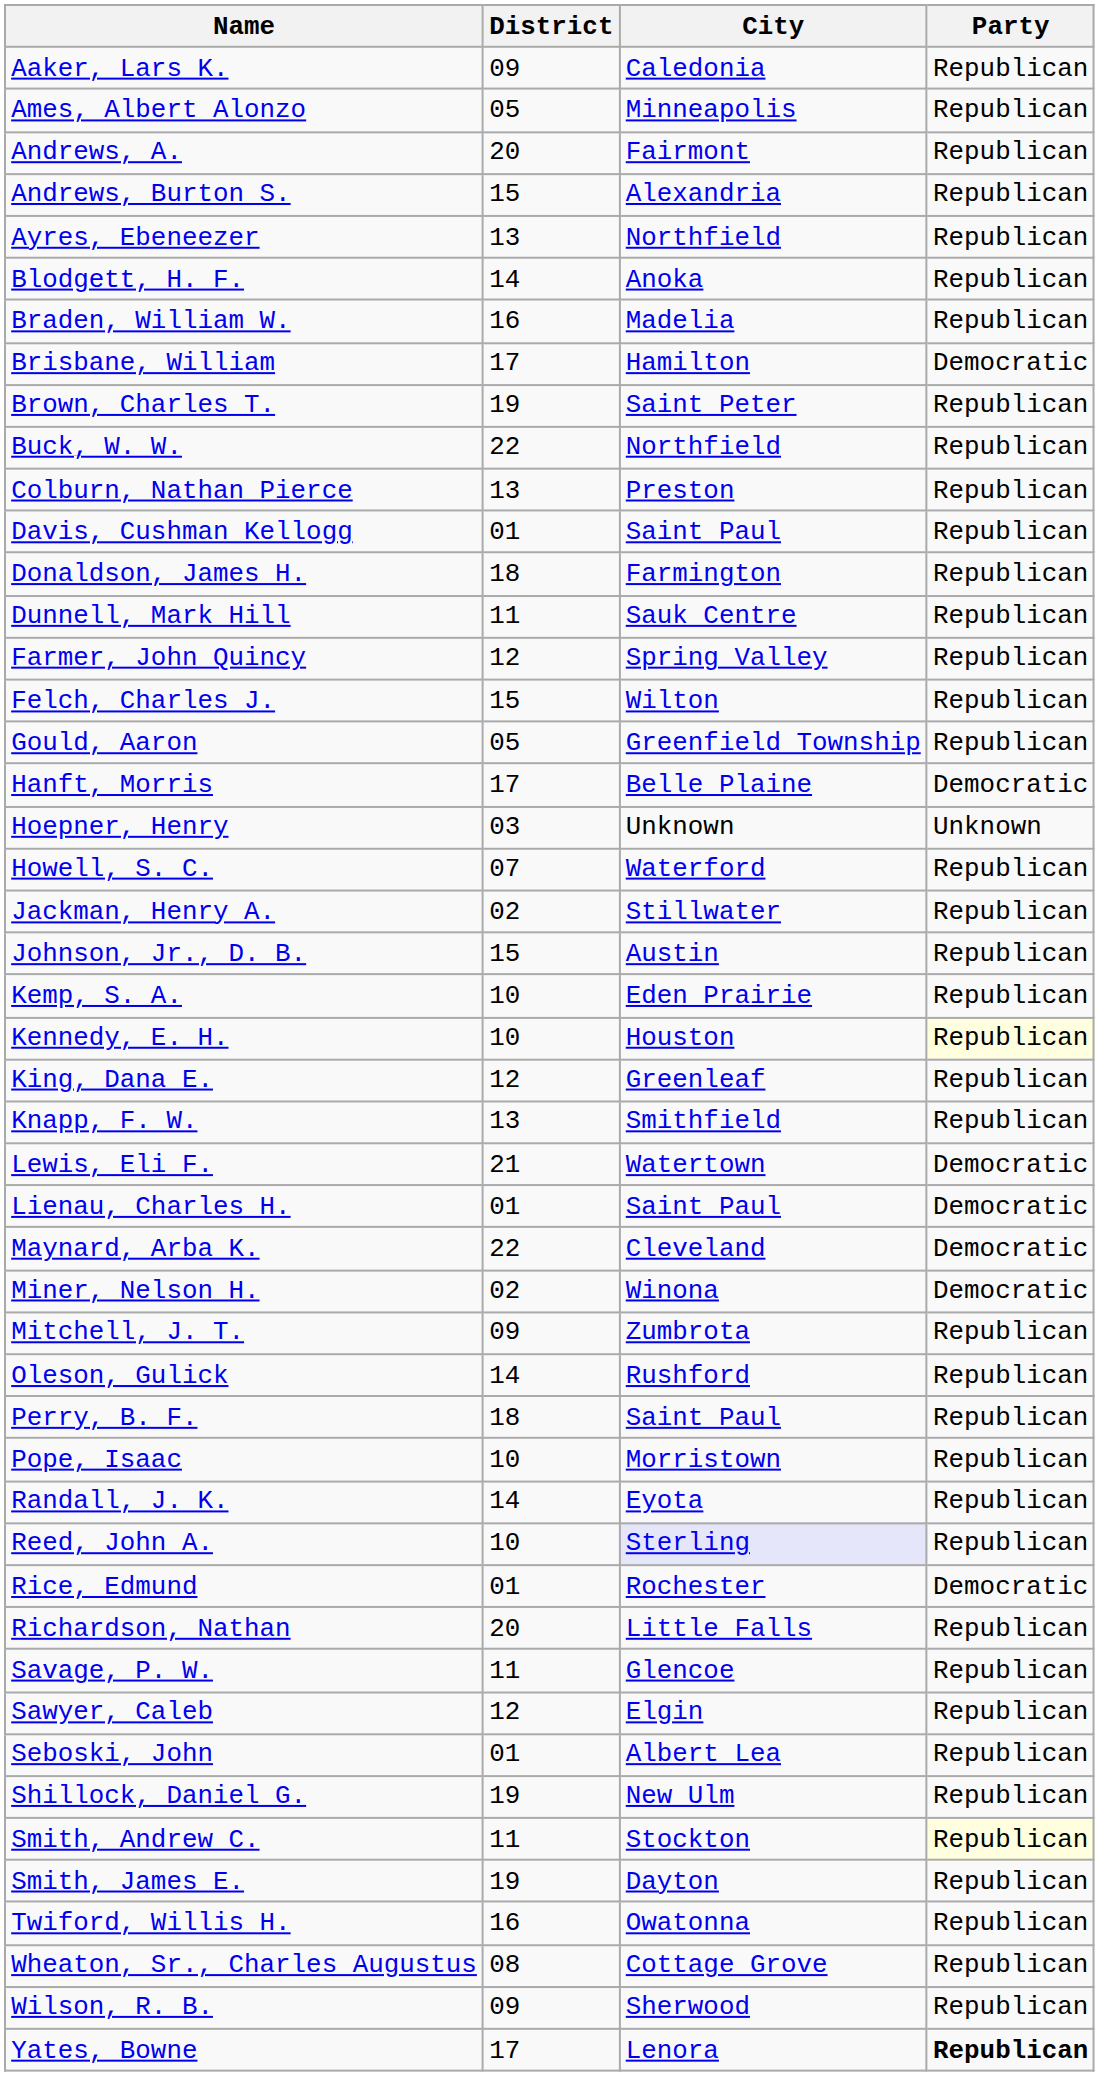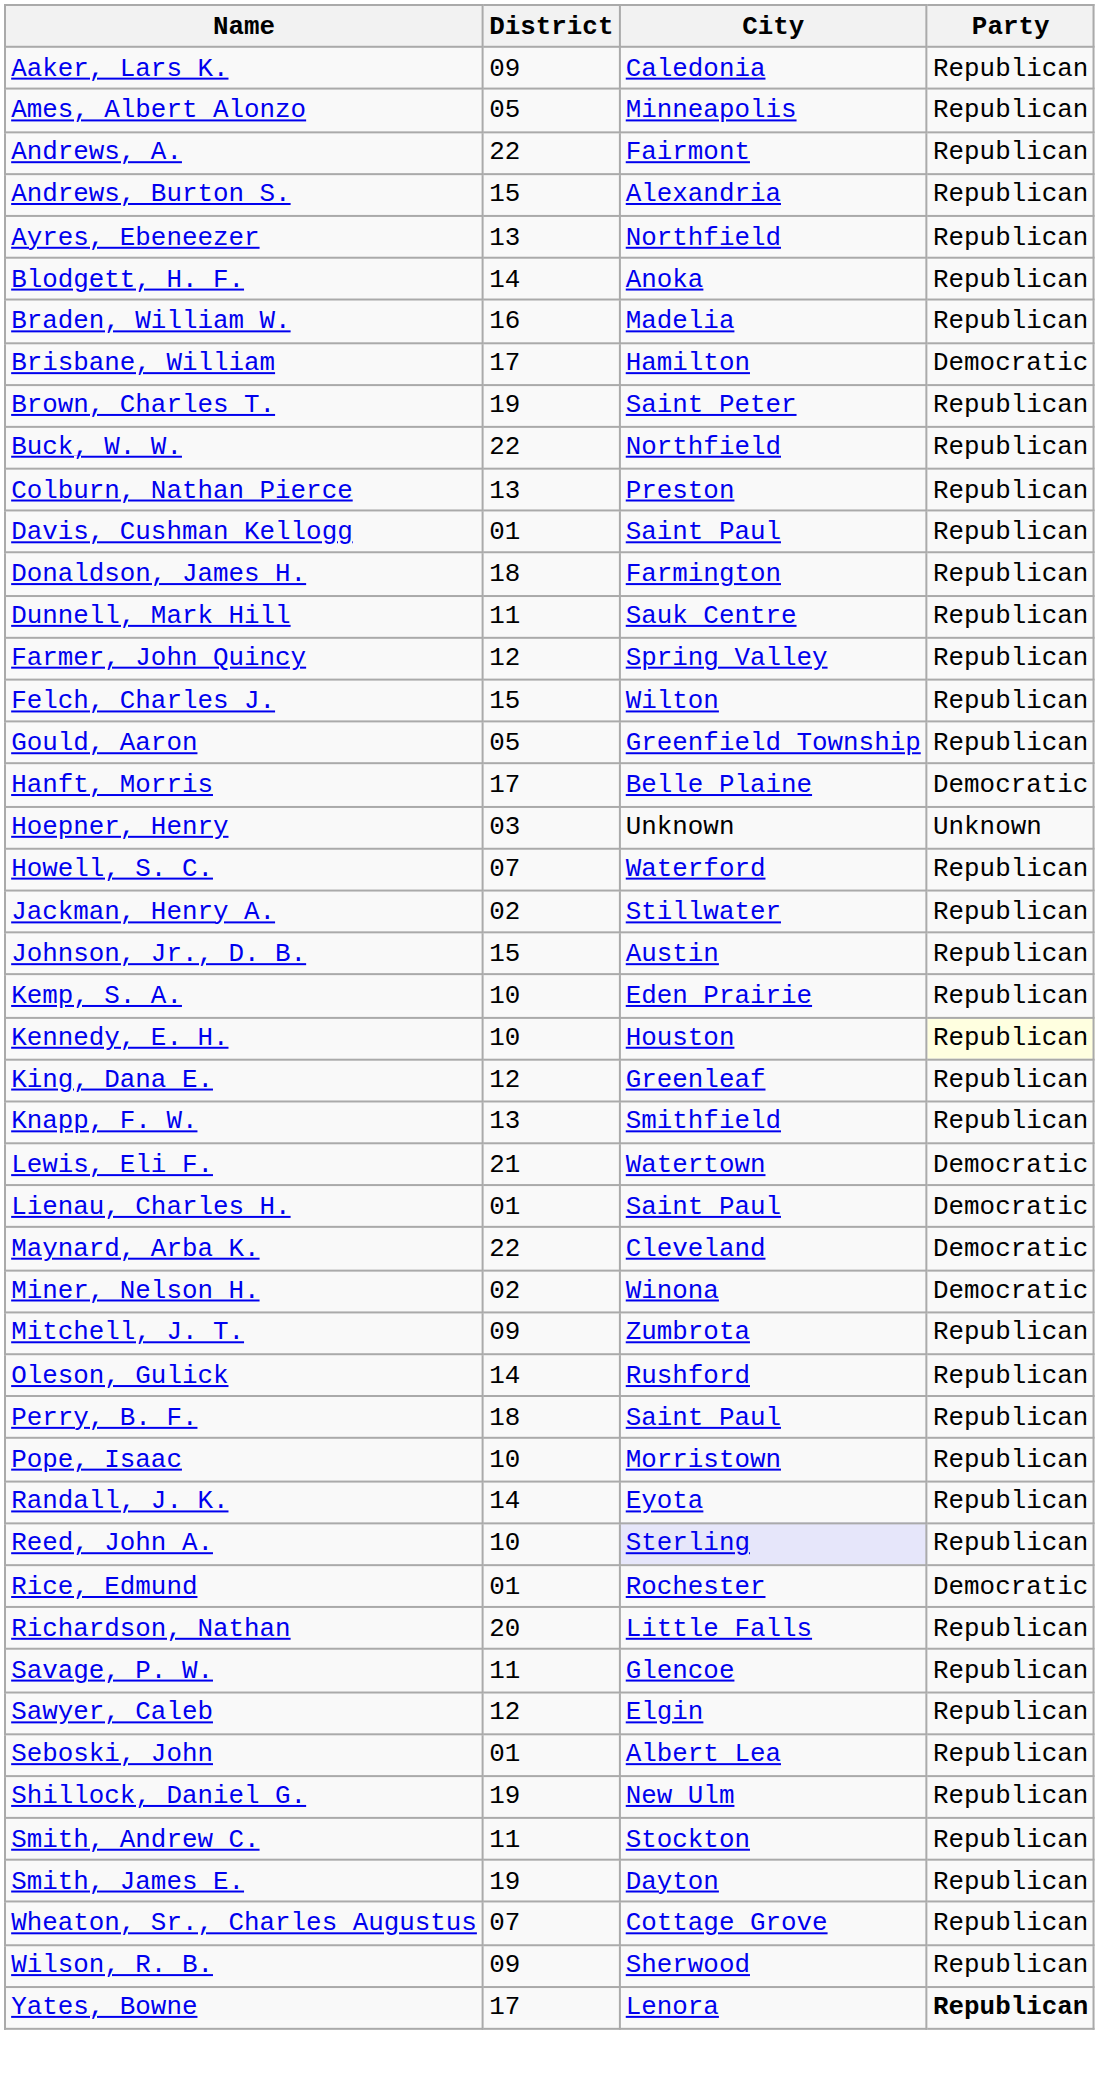(505, 153) 20 -> (505, 153) 22
(1011, 1839) lightyellow background -> (1011, 1839) no background
- row: (151, 1923)
(505, 1966) 08 -> (505, 1923) 07
